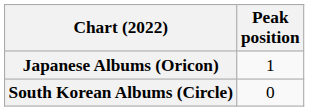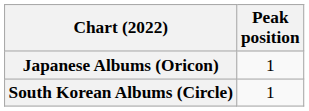(270, 92) 0 -> (270, 92) 1
